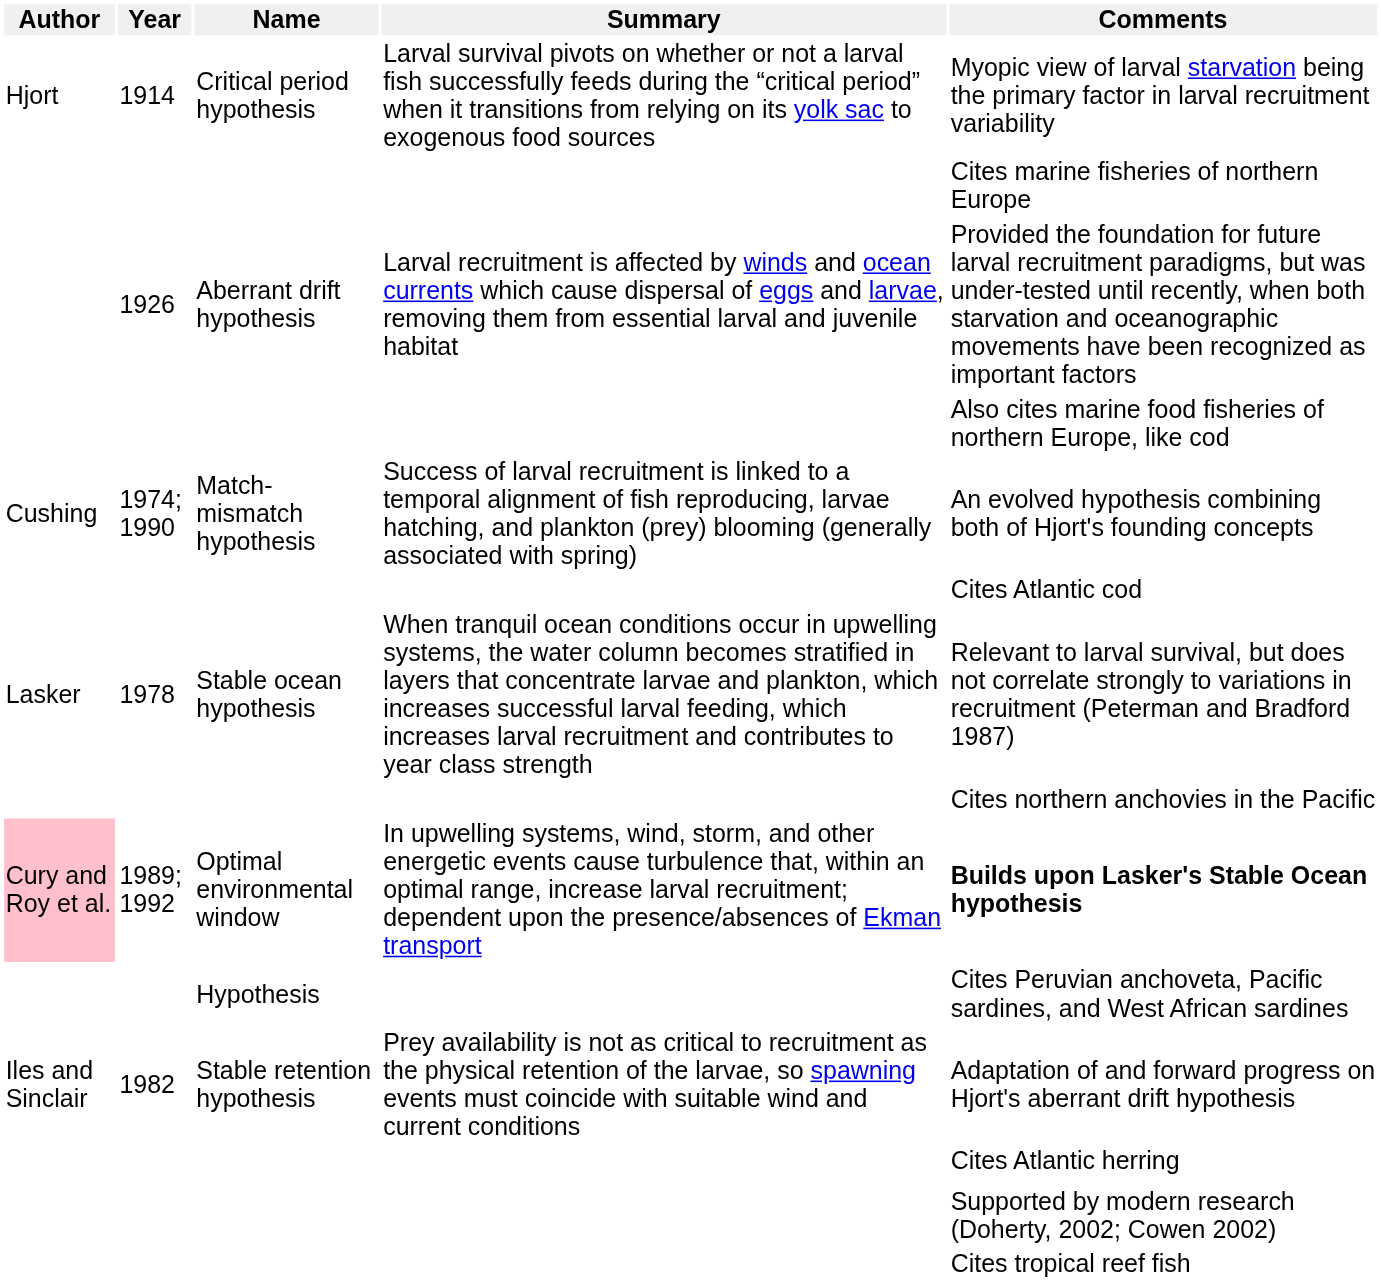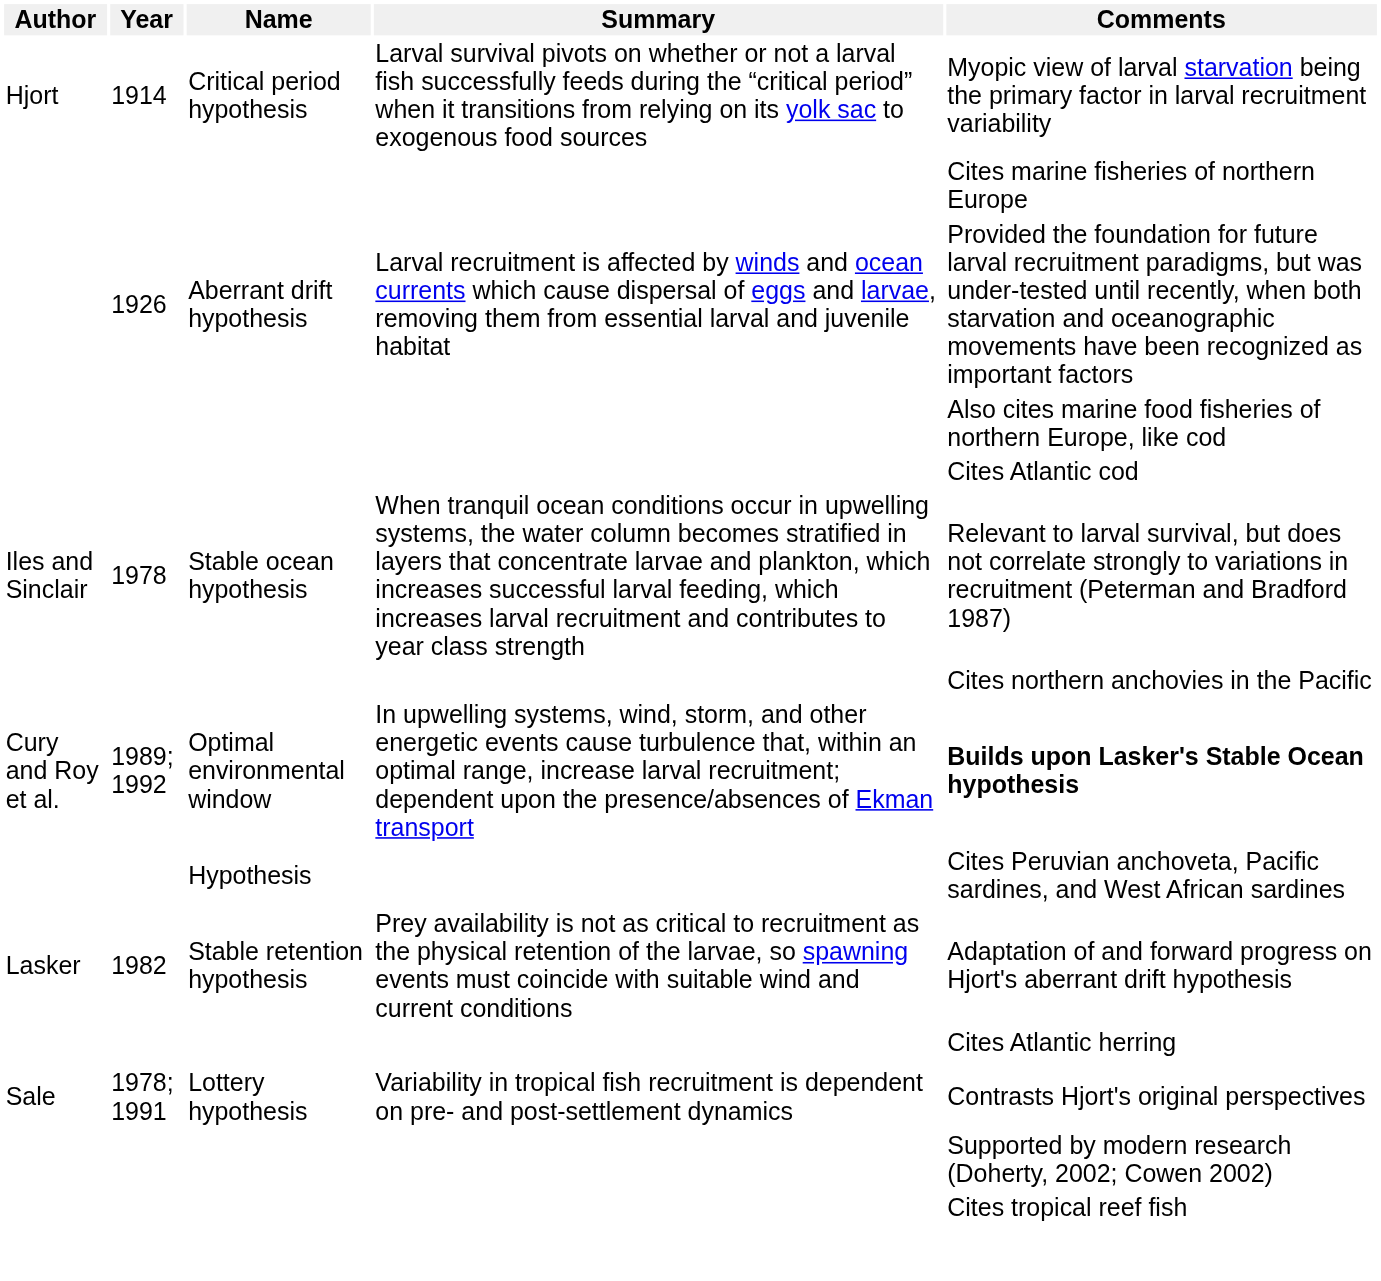- row: (151, 513)
(43, 694) Lasker -> (49, 576) Iles and Sinclair
(58, 889) pink background -> (52, 771) no background
(49, 1084) Iles and Sinclair -> (43, 966) Lasker
+ row: (142, 1097)
